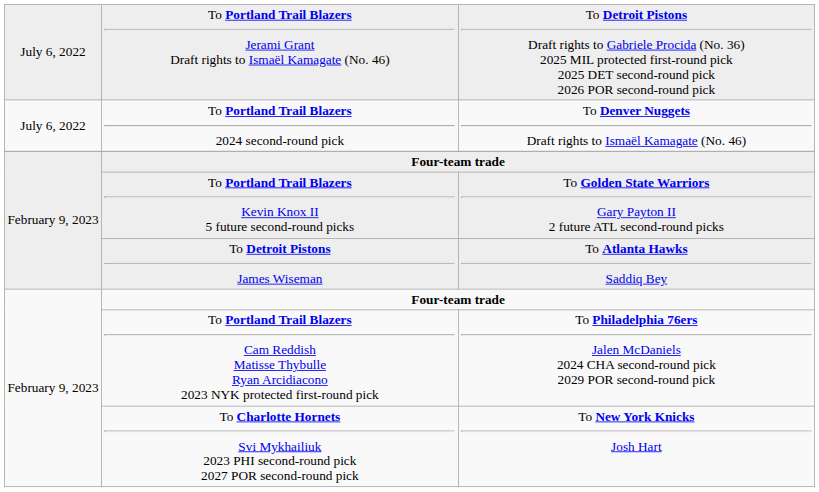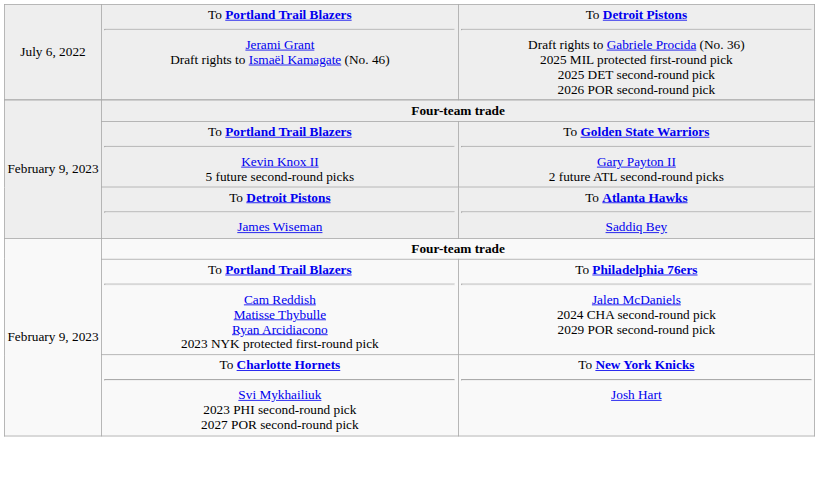- row: (280, 125)
